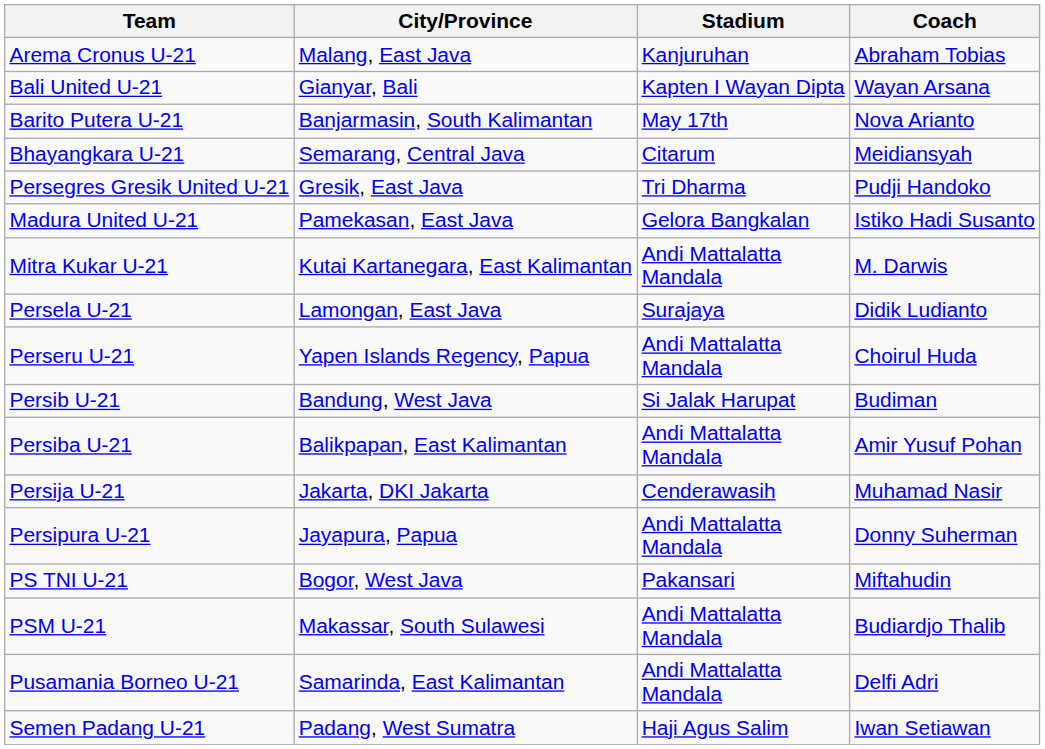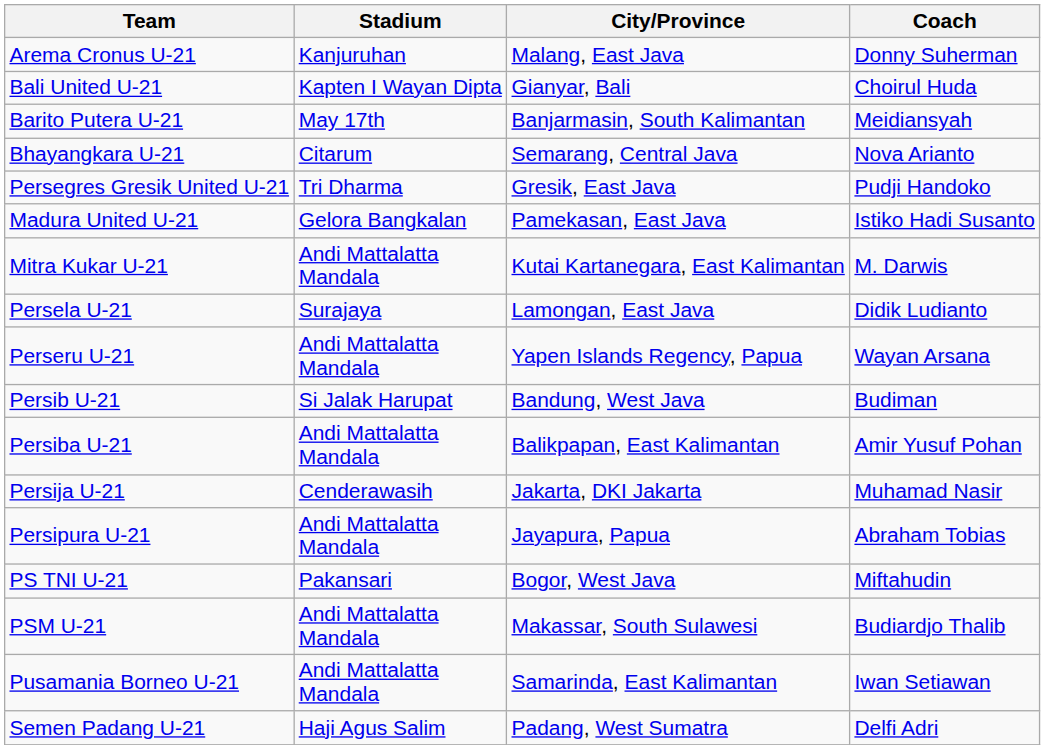columns swapped: (465, 21) <-> (743, 21)
(930, 54) Abraham Tobias -> (936, 54) Donny Suherman
(922, 87) Wayan Arsana -> (916, 87) Choirul Huda
(914, 120) Nova Arianto -> (913, 120) Meidiansyah
(913, 154) Meidiansyah -> (914, 154) Nova Arianto
(916, 355) Choirul Huda -> (922, 355) Wayan Arsana
(936, 535) Donny Suherman -> (930, 535) Abraham Tobias
(896, 682) Delfi Adri -> (923, 682) Iwan Setiawan
(923, 727) Iwan Setiawan -> (896, 727) Delfi Adri
